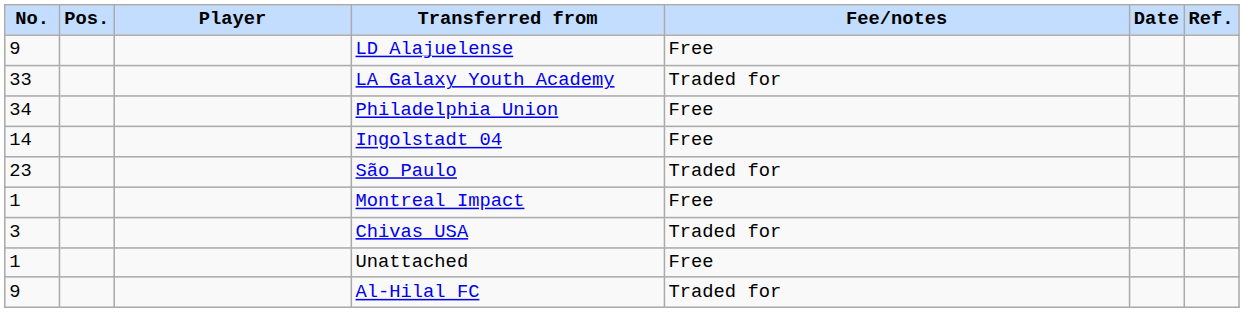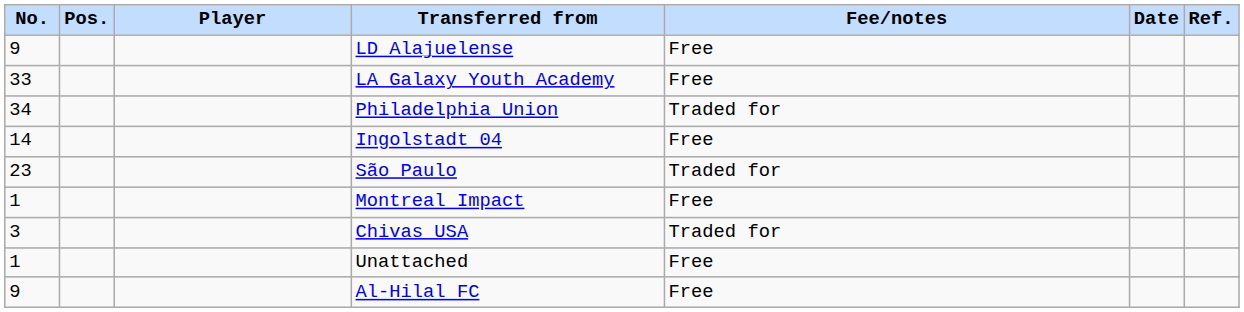(725, 81) Traded for -> (691, 81) Free
(691, 111) Free -> (725, 111) Traded for
(725, 293) Traded for -> (691, 293) Free
